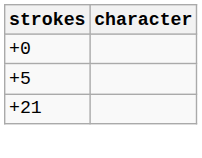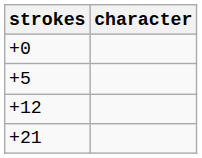+ row: (25, 109)
